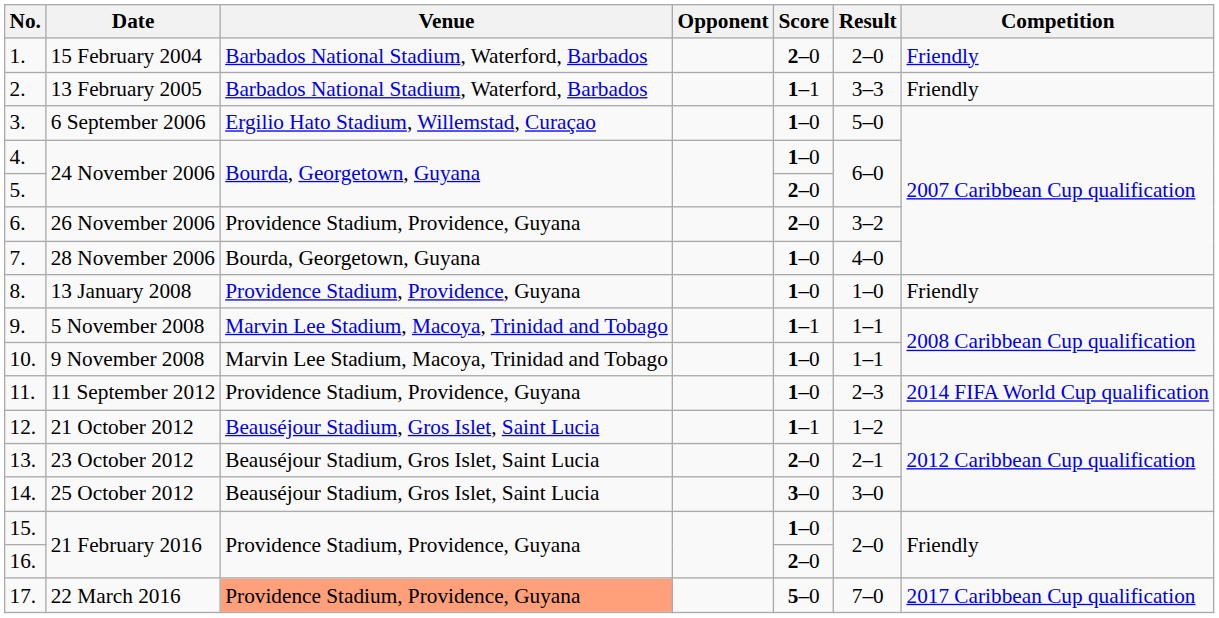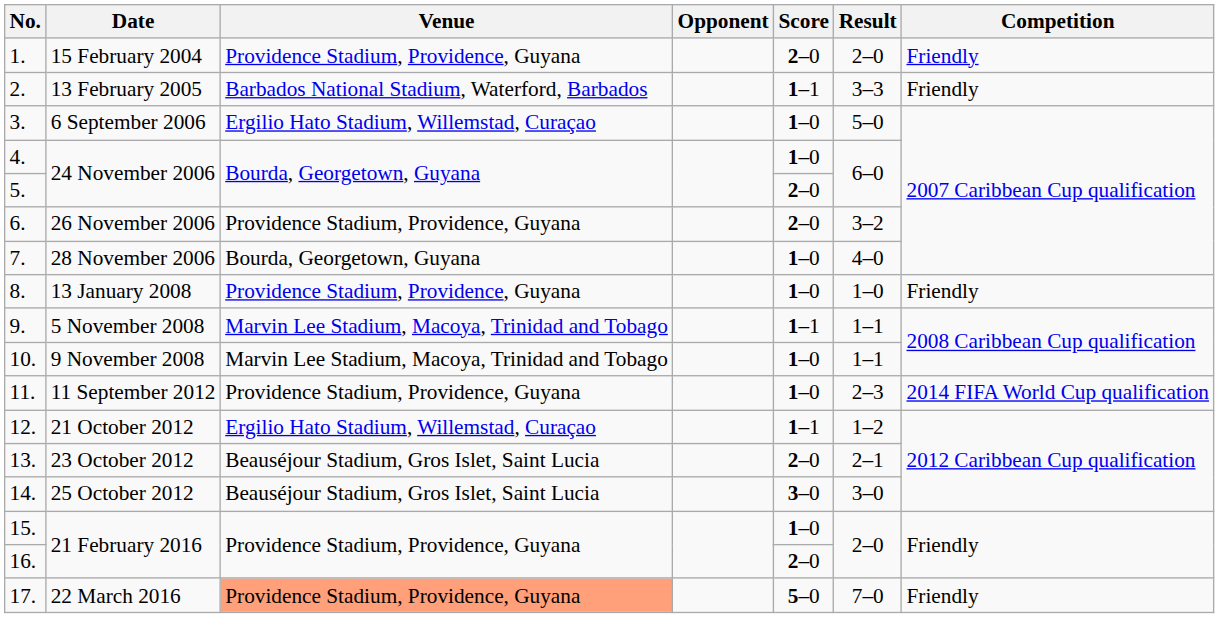(436, 55) Barbados National Stadium, Waterford, Barbados -> (403, 55) Providence Stadium, Providence, Guyana
(412, 426) Beauséjour Stadium, Gros Islet, Saint Lucia -> (411, 426) Ergilio Hato Stadium, Willemstad, Curaçao
(1051, 595) 2017 Caribbean Cup qualification -> (943, 595) Friendly
